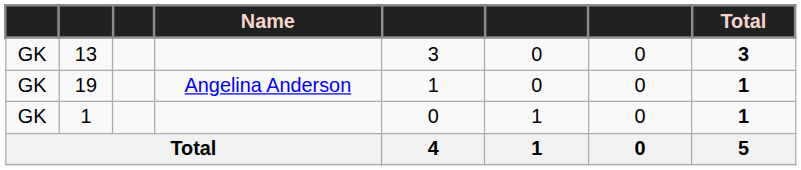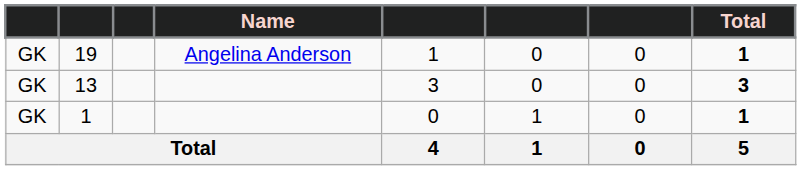rows swapped: (86, 54) <-> (86, 85)
